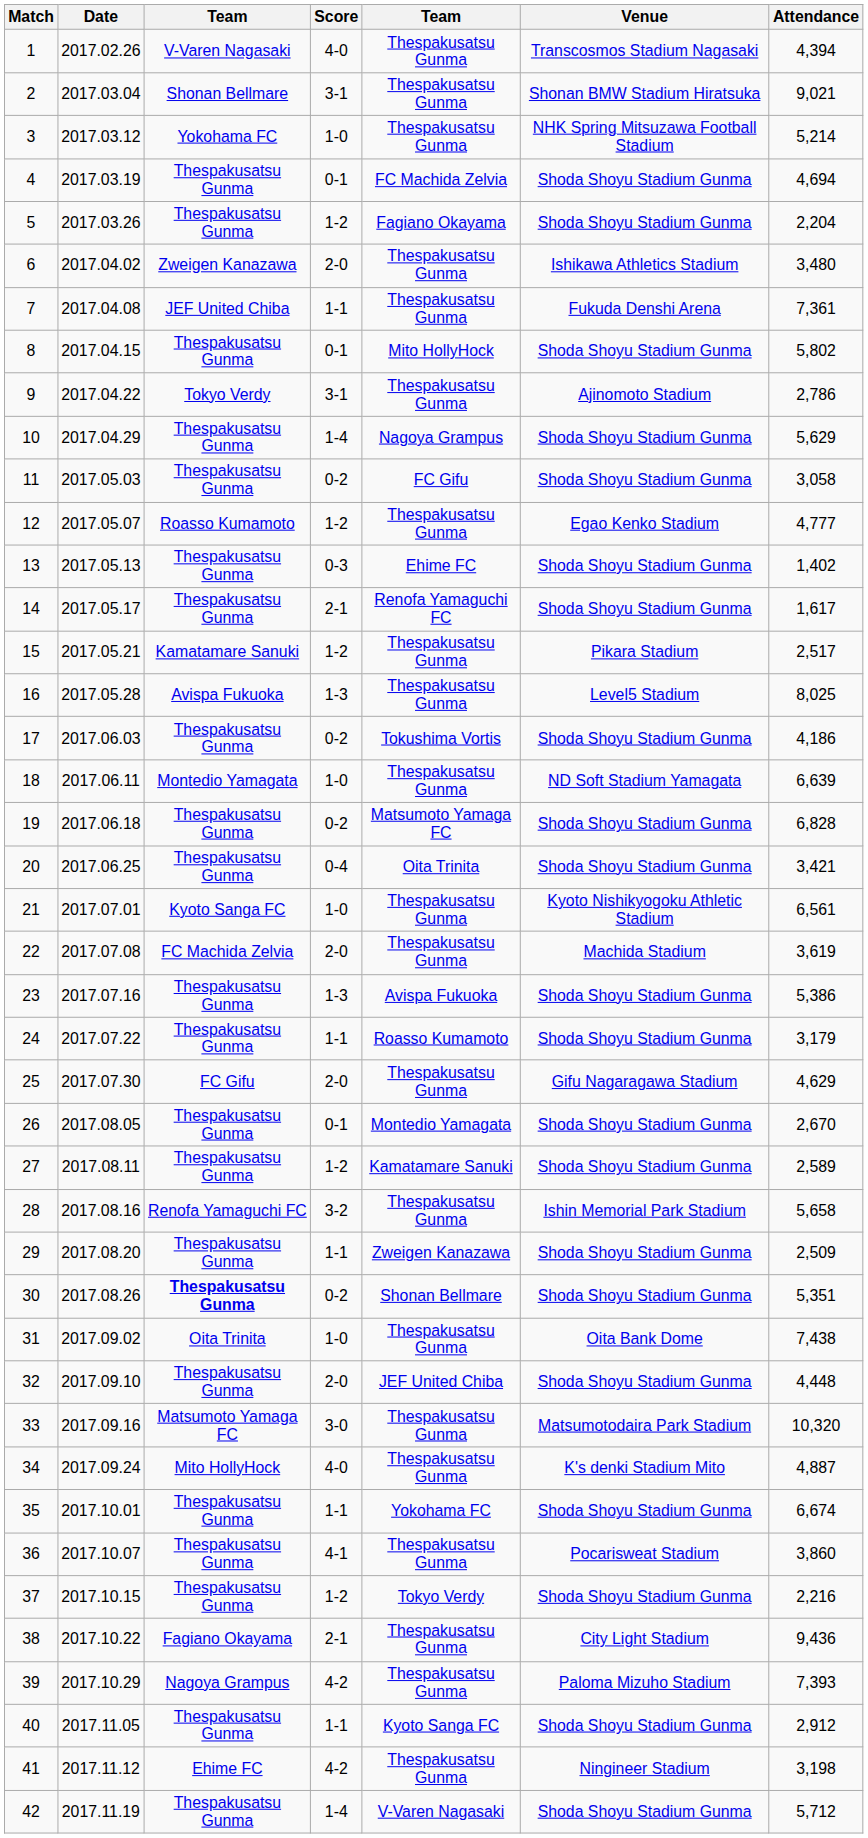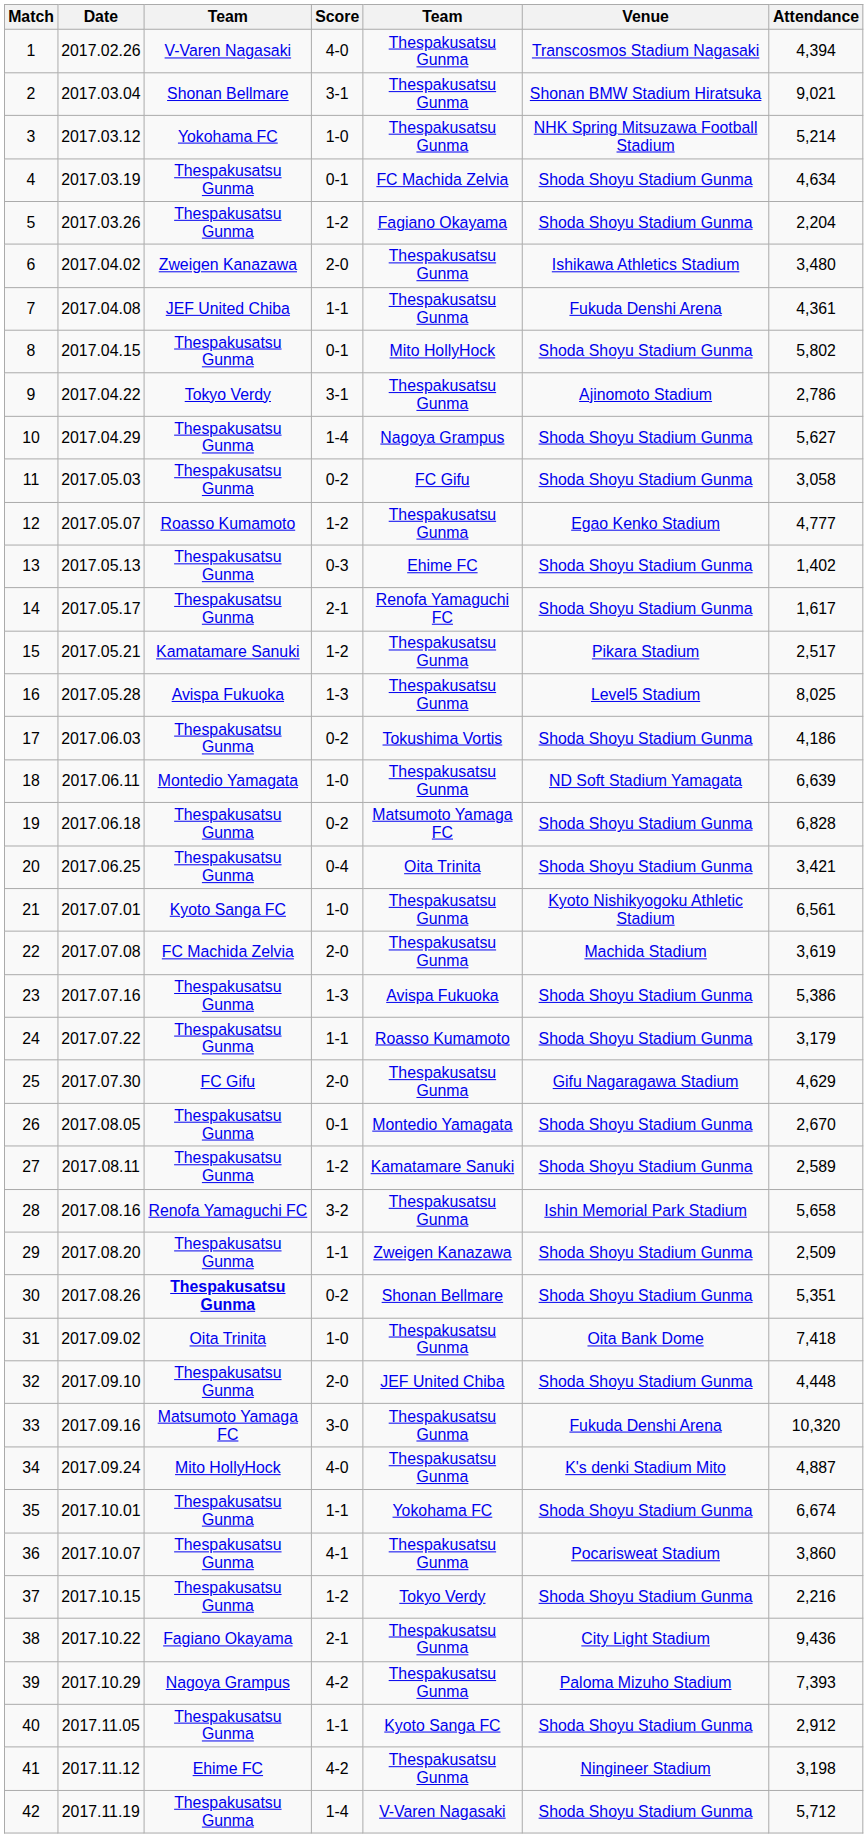(816, 179) 4,694 -> (816, 179) 4,634
(816, 308) 7,361 -> (816, 308) 4,361
(816, 437) 5,629 -> (816, 437) 5,627
(816, 1339) 7,438 -> (816, 1339) 7,418
(645, 1425) Matsumotodaira Park Stadium -> (646, 1425) Fukuda Denshi Arena
